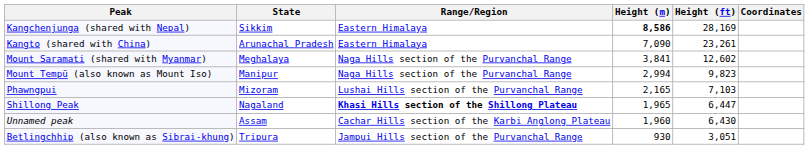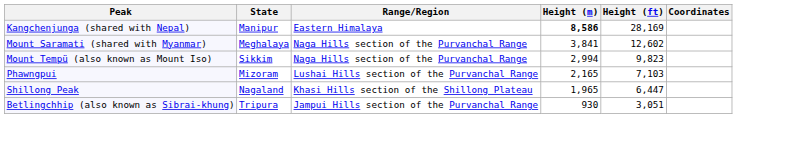(256, 27) Sikkim -> (259, 27) Manipur
- row: (79, 43)
(259, 74) Manipur -> (256, 58) Sikkim
(458, 105) bold -> (413, 89) normal
- row: (40, 121)
